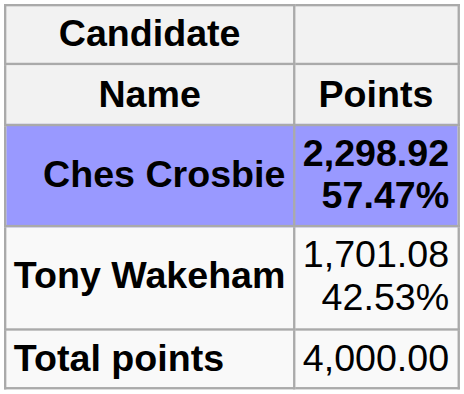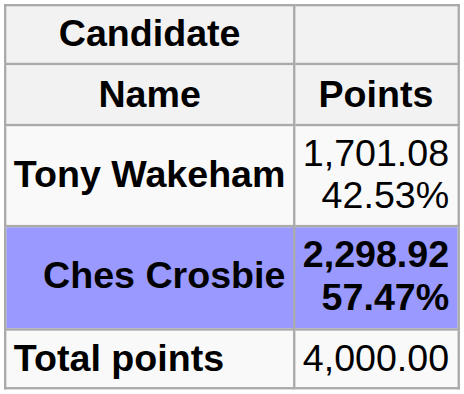rows swapped: (164, 174) <-> (150, 276)
